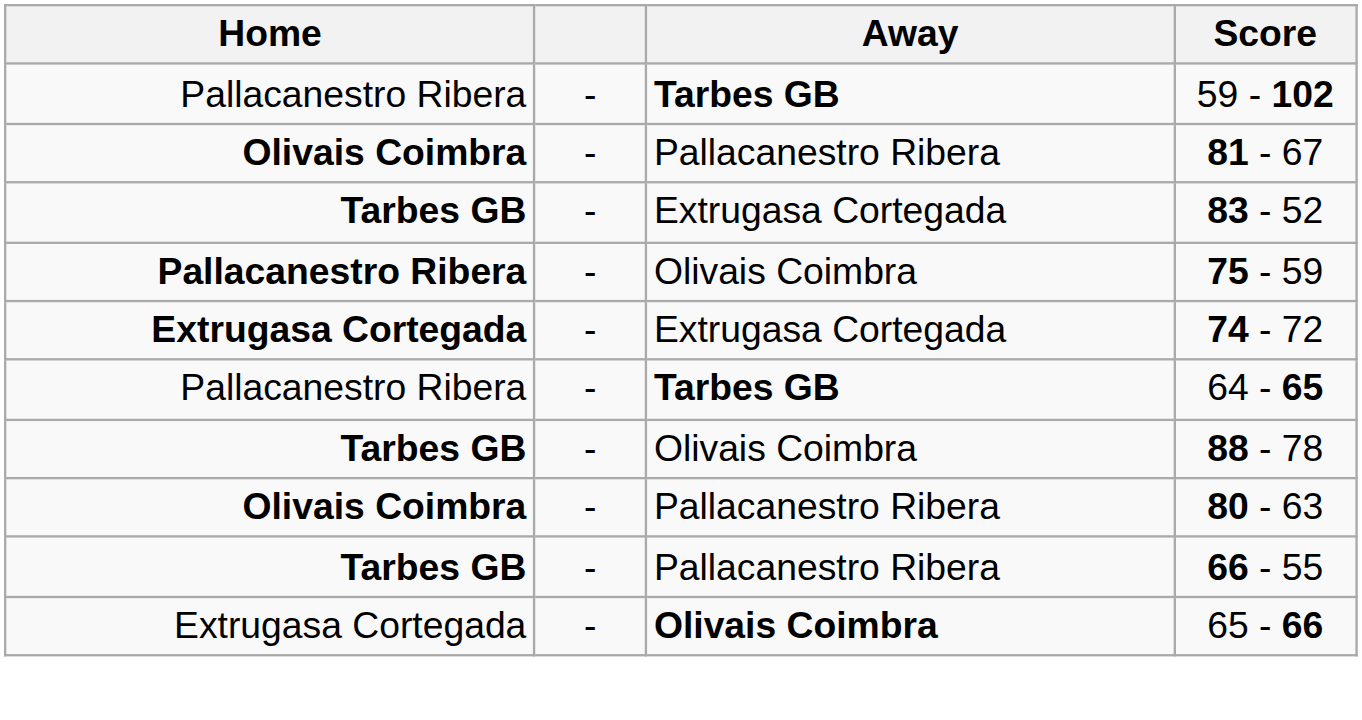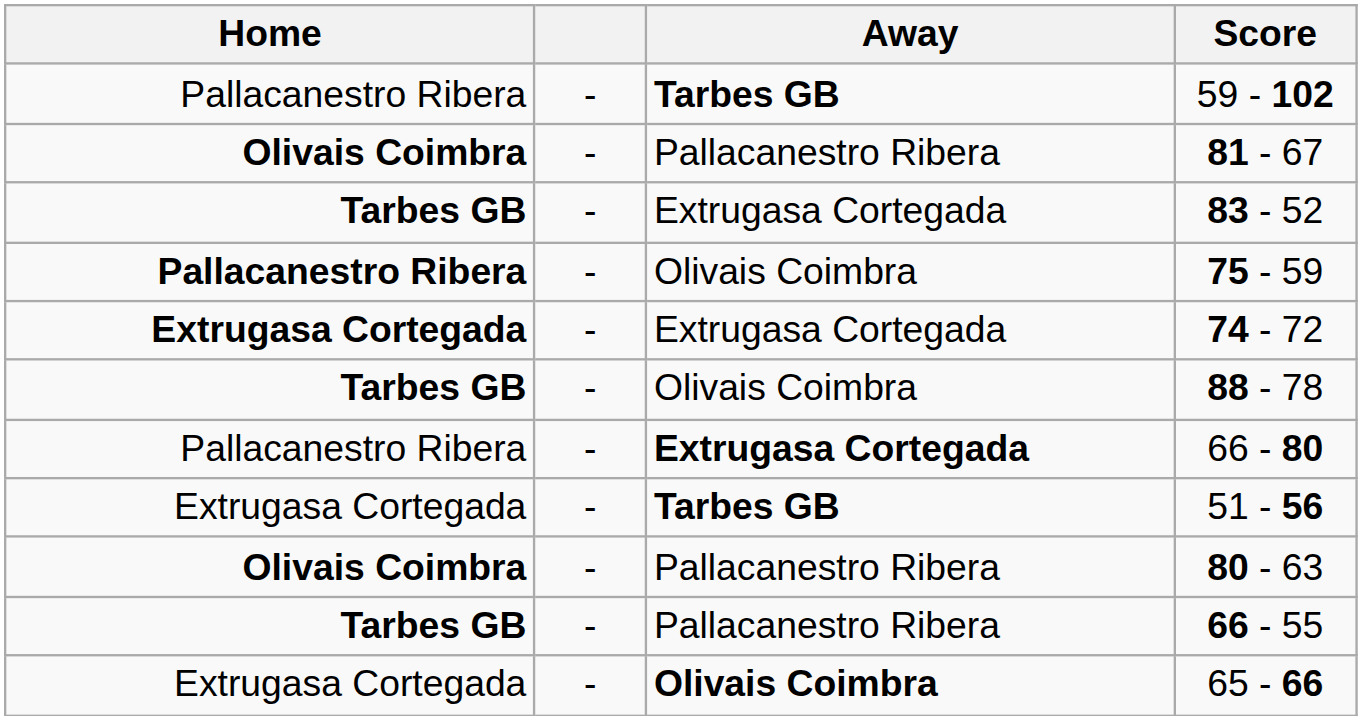- row: (1265, 388)
+ row: (1265, 447)
+ row: (1265, 507)
